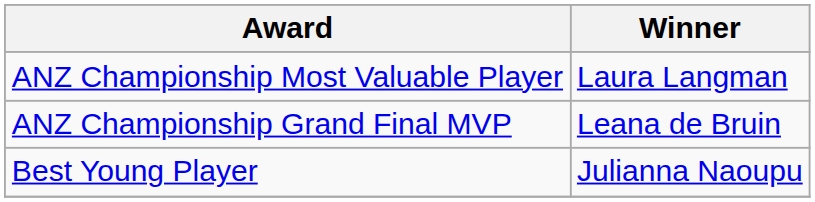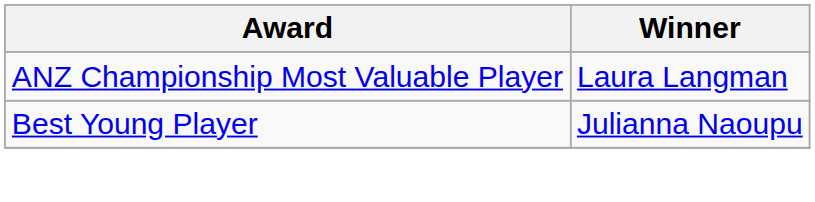- row: (262, 123)
